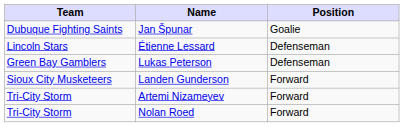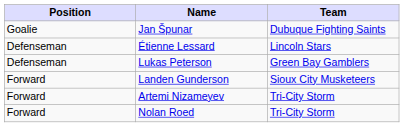columns swapped: (333, 12) <-> (70, 12)
